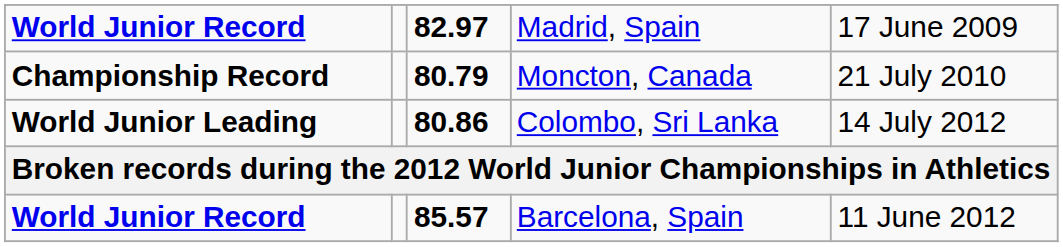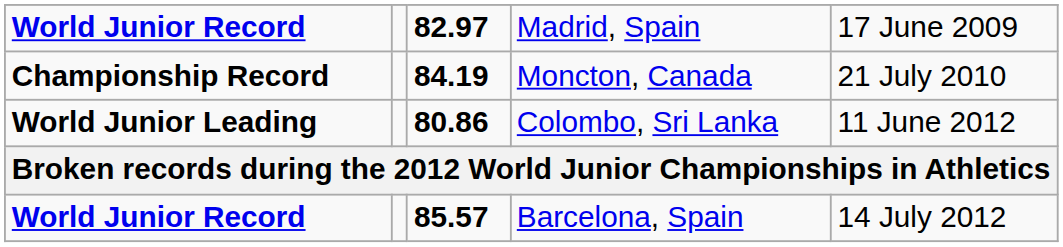(451, 75) 80.79 -> (451, 75) 84.19
(922, 122) 14 July 2012 -> (927, 122) 11 June 2012
(927, 216) 11 June 2012 -> (922, 216) 14 July 2012
